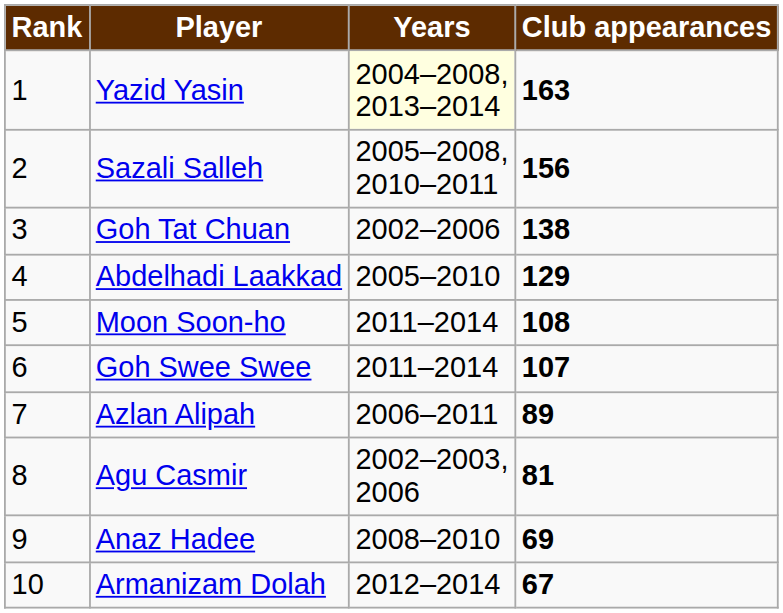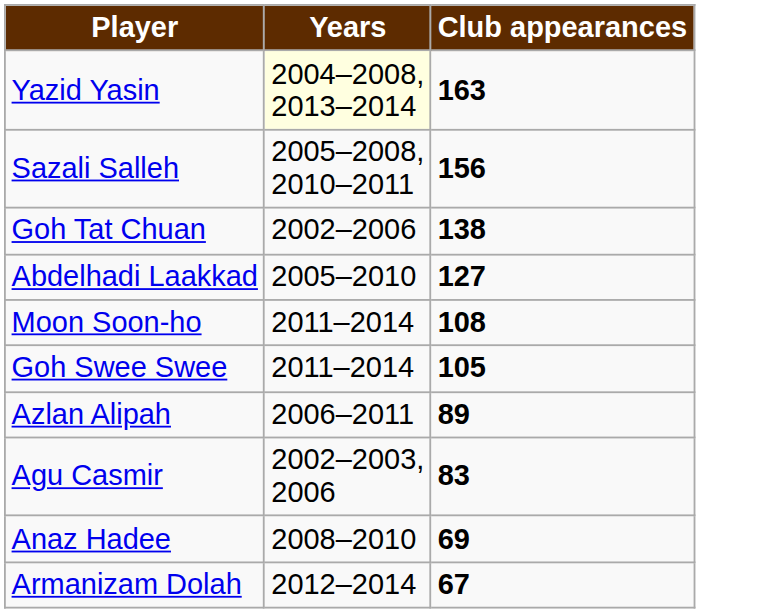- column: (47, 27)
(546, 276) 129 -> (462, 276) 127
(546, 368) 107 -> (462, 368) 105
(538, 476) 81 -> (454, 476) 83
